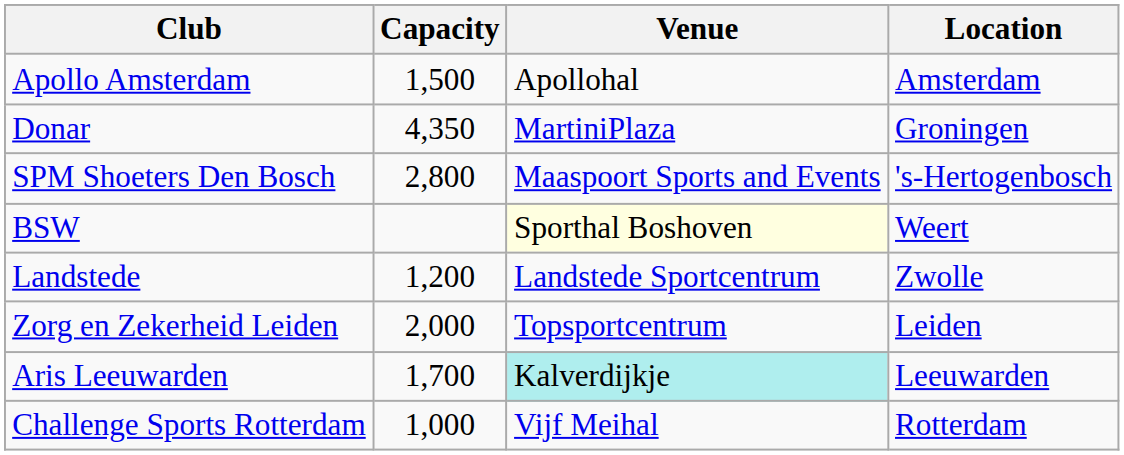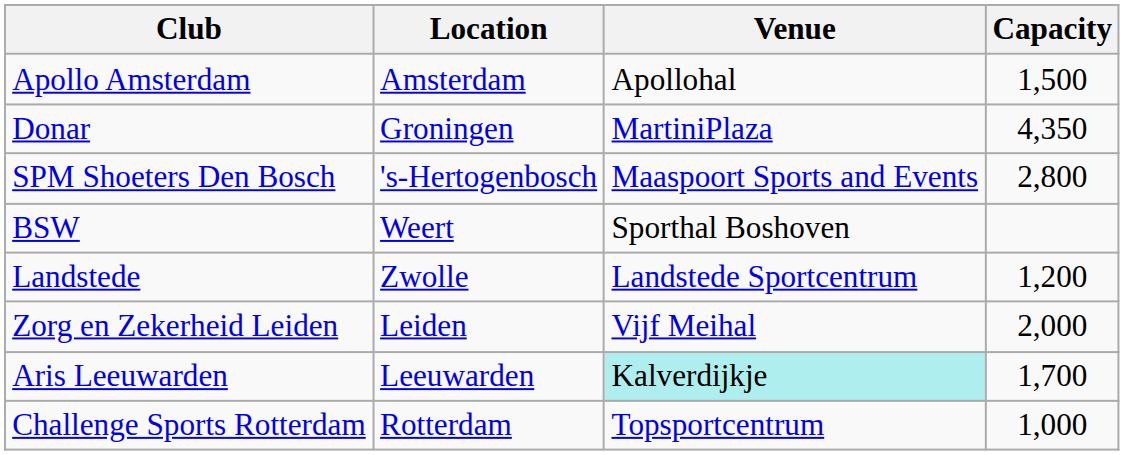columns swapped: (1004, 29) <-> (440, 29)
(633, 227) lightyellow background -> (731, 227) no background
(620, 326) Topsportcentrum -> (684, 326) Vijf Meihal
(586, 425) Vijf Meihal -> (718, 425) Topsportcentrum
